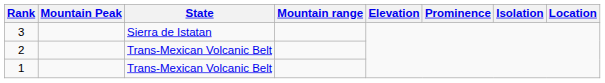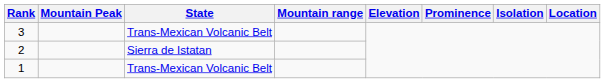(169, 31) Sierra de Istatan -> (200, 31) Trans-Mexican Volcanic Belt
(200, 50) Trans-Mexican Volcanic Belt -> (169, 50) Sierra de Istatan
